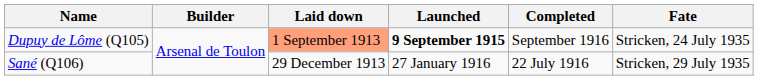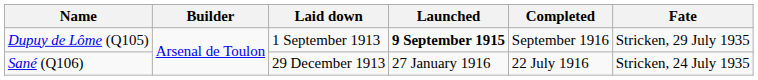(326, 39) lightsalmon background -> (326, 39) no background
(683, 39) Stricken, 24 July 1935 -> (683, 39) Stricken, 29 July 1935
(683, 63) Stricken, 29 July 1935 -> (683, 63) Stricken, 24 July 1935
